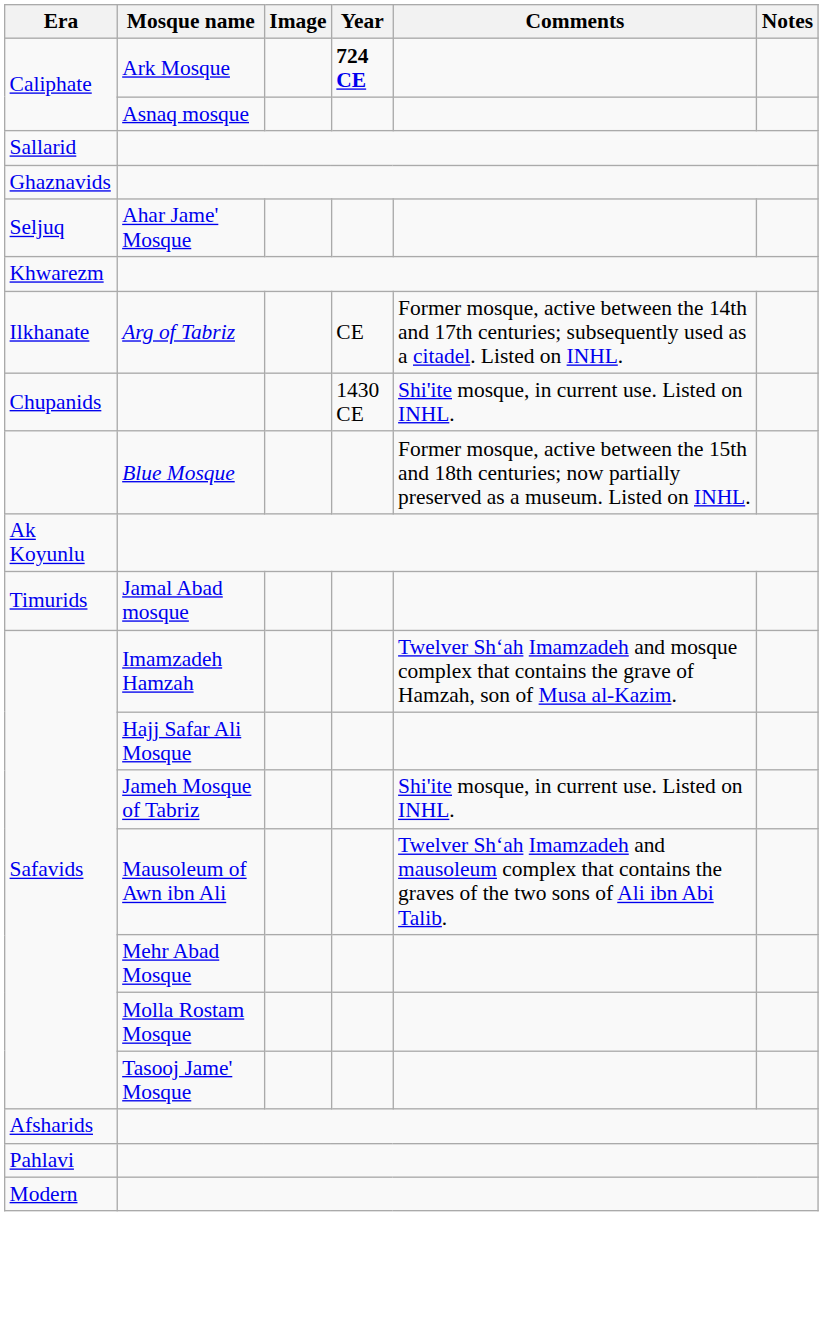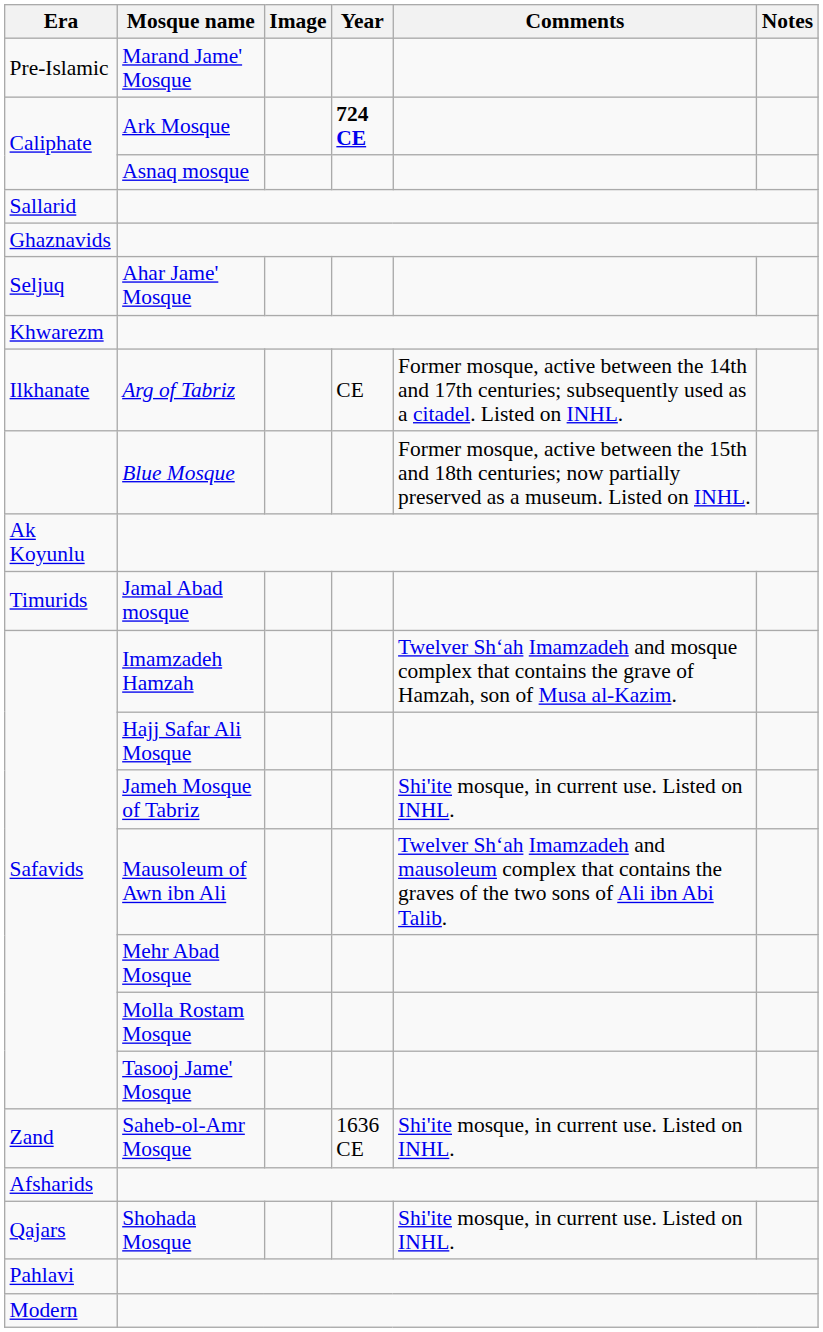+ row: (59, 67)
- row: (55, 402)
+ row: (32, 1137)
+ row: (38, 1230)
